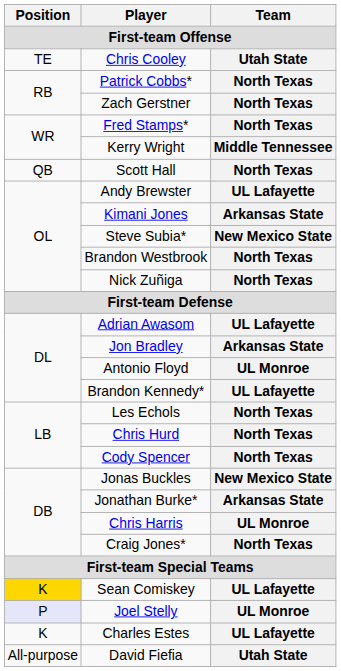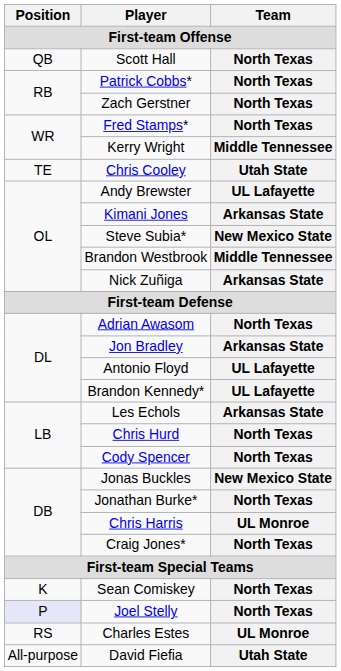rows swapped: (146, 170) <-> (146, 59)
(273, 258) North Texas -> (273, 258) Middle Tennessee
(273, 280) North Texas -> (273, 280) Arkansas State
(273, 324) UL Lafayette -> (273, 324) North Texas
(273, 368) UL Monroe -> (273, 368) UL Lafayette
(273, 412) North Texas -> (273, 412) Arkansas State
(273, 501) Arkansas State -> (273, 501) North Texas
(43, 589) gold background -> (43, 589) no background
(273, 589) UL Lafayette -> (273, 589) North Texas
(273, 611) UL Monroe -> (273, 611) North Texas
(43, 633) K -> (43, 633) RS
(273, 633) UL Lafayette -> (273, 633) UL Monroe
